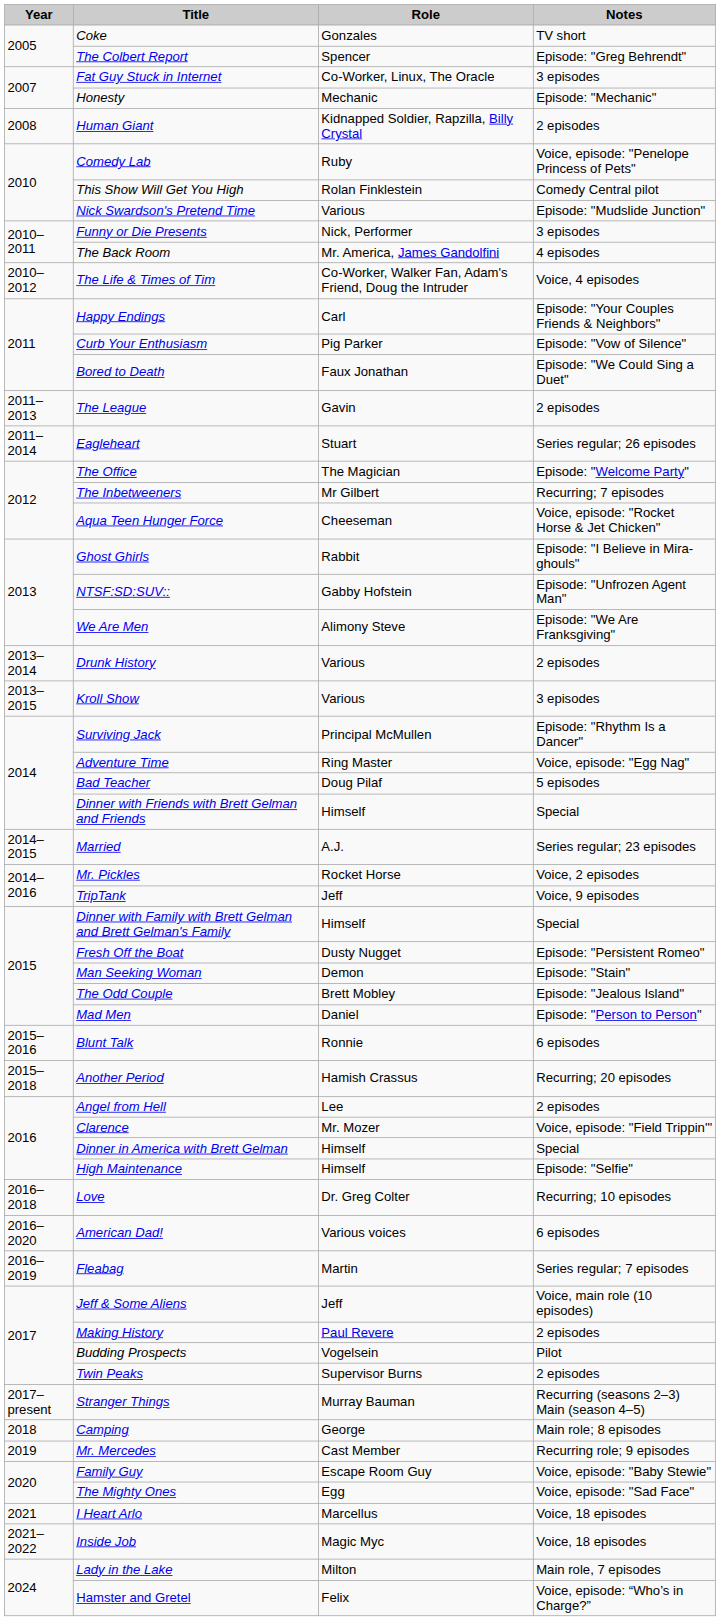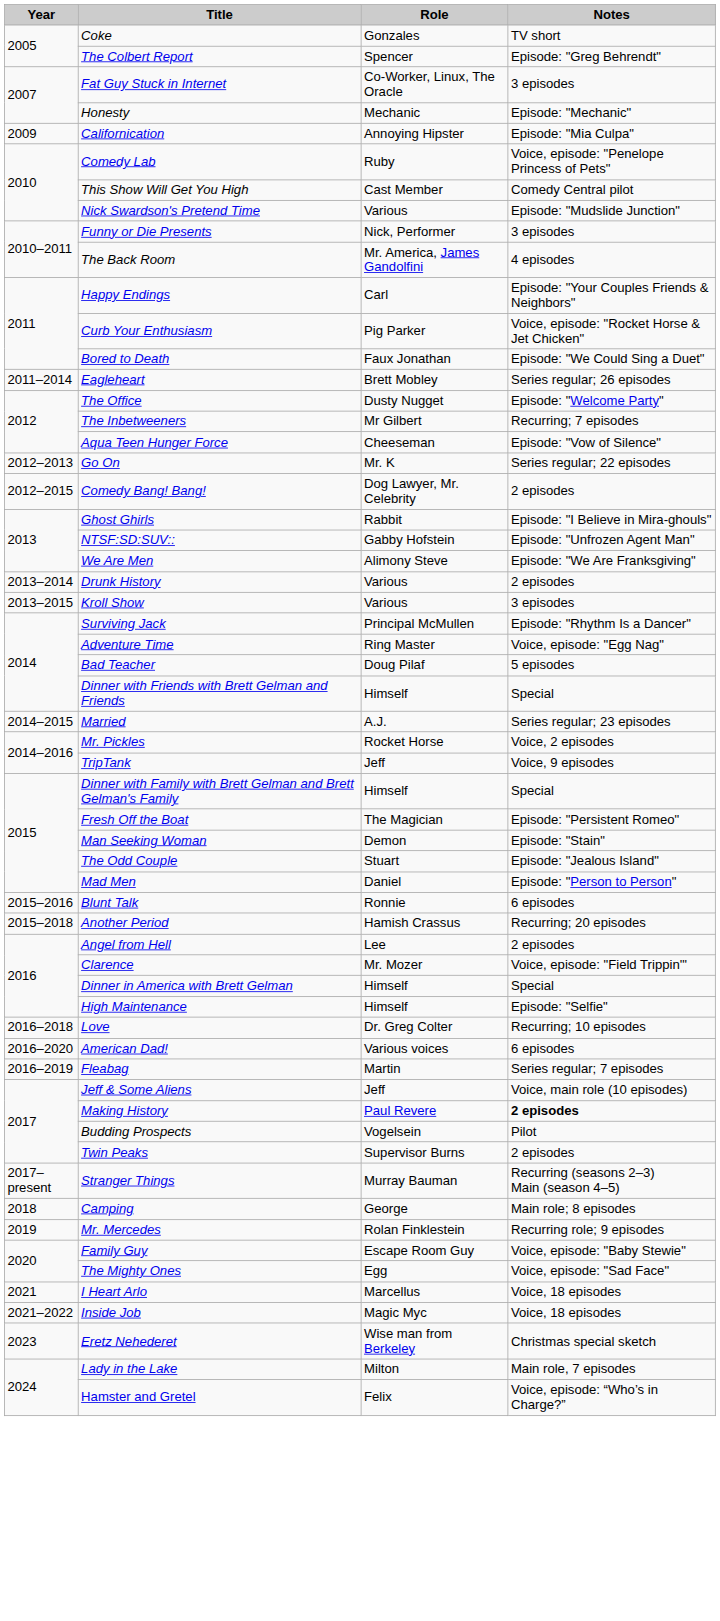- row: (115, 126)
+ row: (123, 133)
(372, 190) Rolan Finklestein -> (403, 190) Cast Member
- row: (146, 280)
(611, 344) Episode: "Vow of Silence" -> (606, 331) Voice, episode: "Rocket Horse & Jet Chicken"
- row: (111, 408)
(339, 443) Stuart -> (401, 380) Brett Mobley
(361, 471) The Magician -> (404, 400) Dusty Nugget
(605, 520) Voice, episode: "Rocket Horse & Jet Chicken" -> (586, 442) Episode: "Vow of Silence"
+ row: (100, 463)
+ row: (143, 491)
(361, 952) Dusty Nugget -> (403, 819) The Magician
(358, 994) Brett Mobley -> (382, 861) Stuart
(568, 1332) normal -> (545, 1110) bold
(361, 1451) Cast Member -> (414, 1229) Rolan Finklestein
+ row: (129, 1341)
